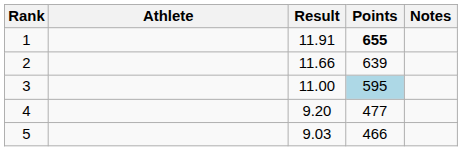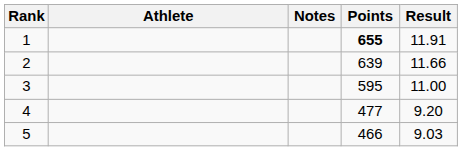columns swapped: (317, 16) <-> (431, 16)
(375, 87) lightblue background -> (370, 87) no background
